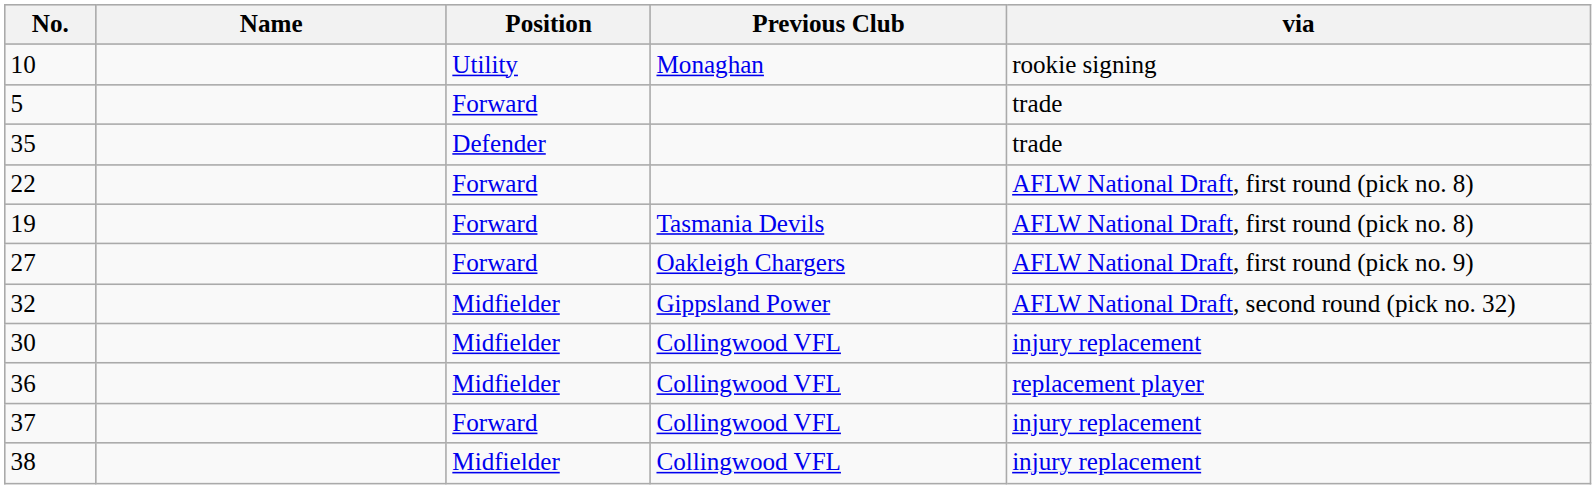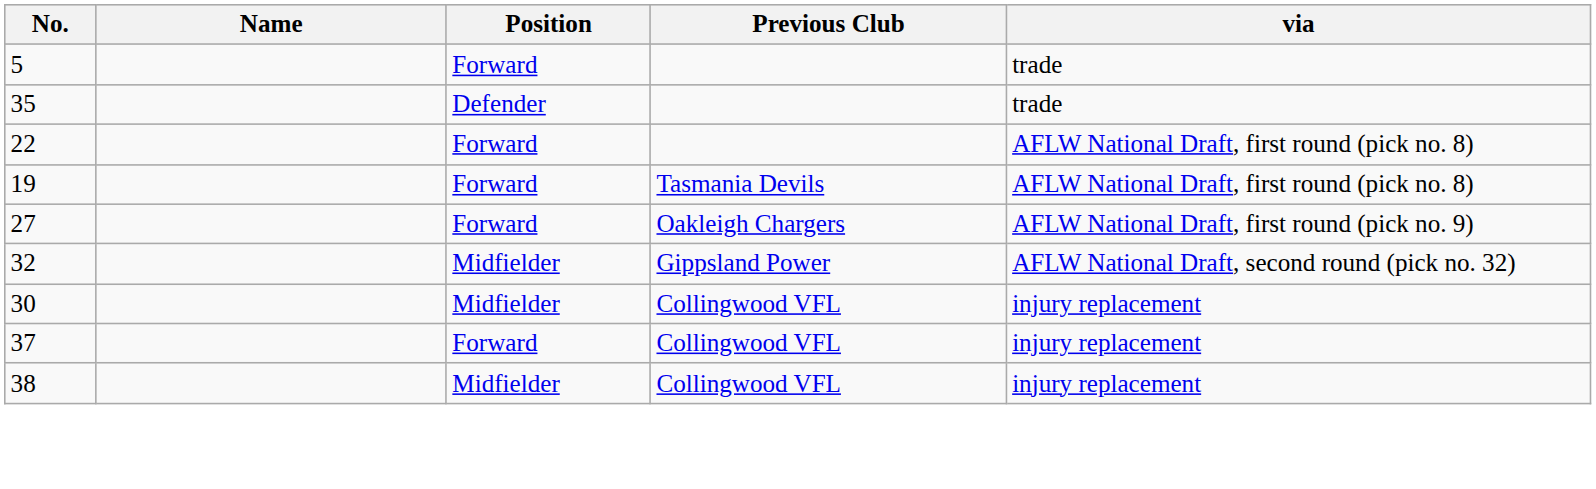- row: (23, 64)
- row: (23, 382)
